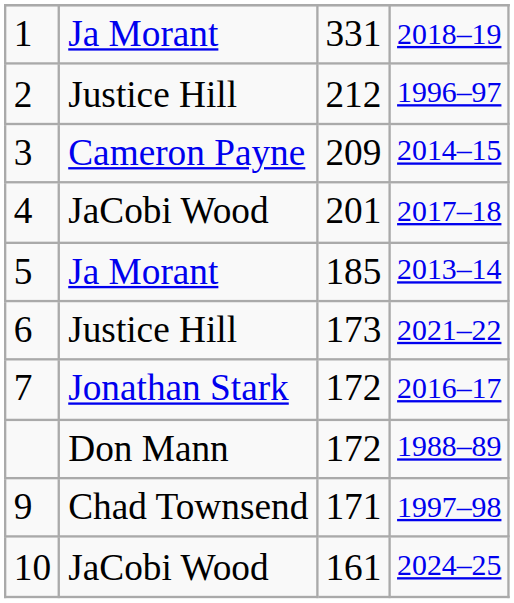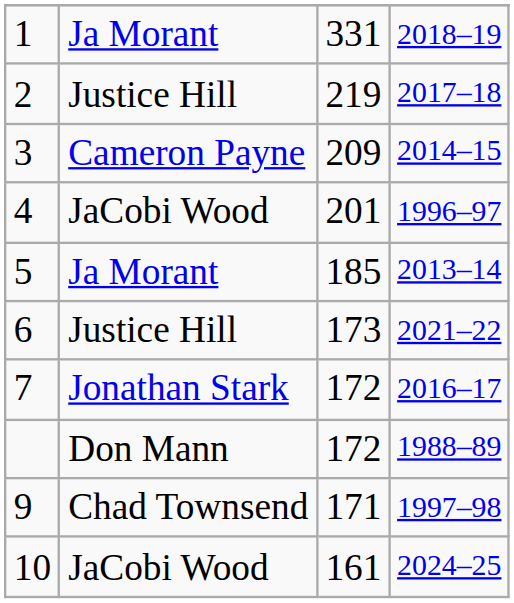(353, 93) 212 -> (353, 93) 219
(449, 93) 1996–97 -> (449, 93) 2017–18
(449, 211) 2017–18 -> (449, 211) 1996–97
